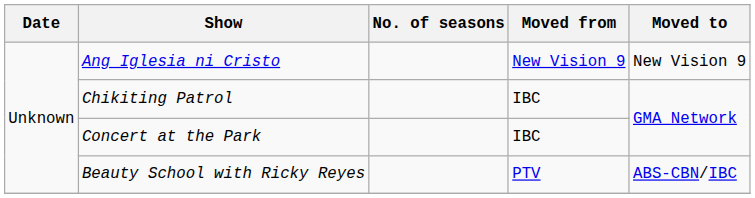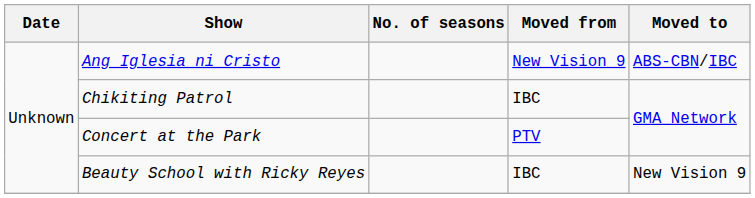(690, 61) New Vision 9 -> (685, 61) ABS-CBN/IBC
(526, 137) IBC -> (526, 137) PTV
(526, 174) PTV -> (526, 174) IBC
(685, 174) ABS-CBN/IBC -> (690, 174) New Vision 9
